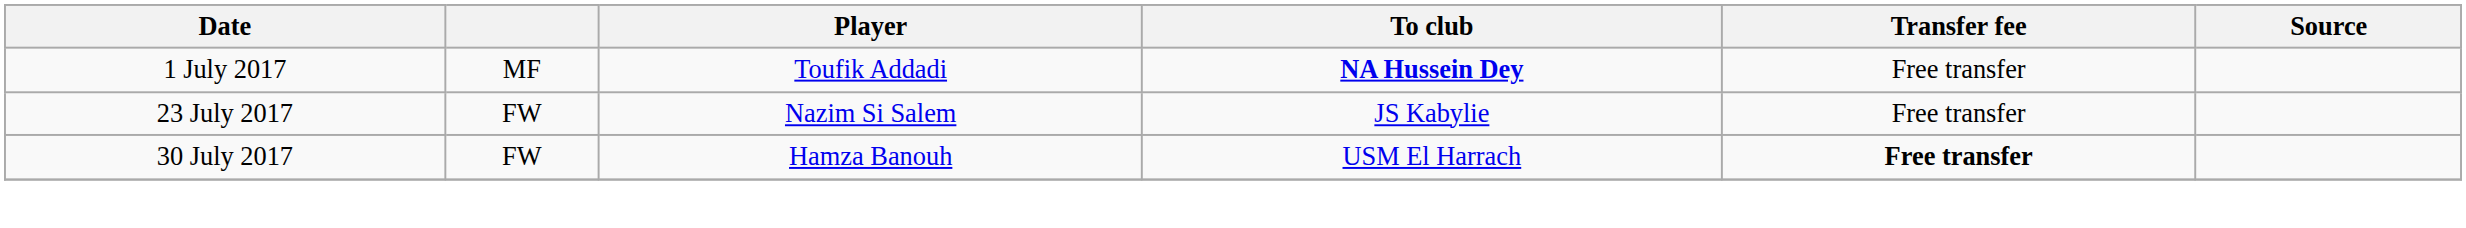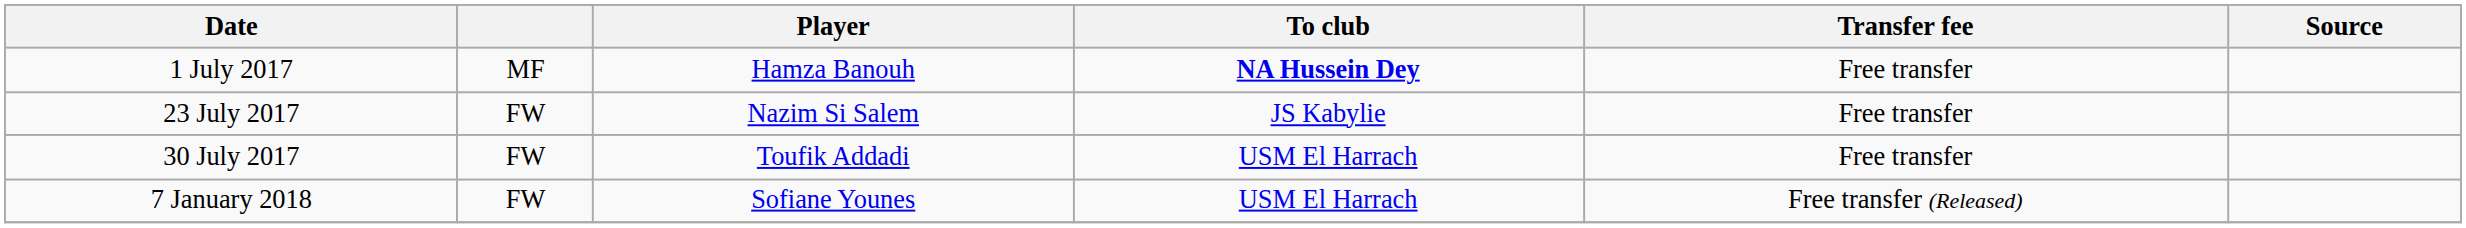(871, 69) Toufik Addadi -> (833, 69) Hamza Banouh
(871, 156) Hamza Banouh -> (833, 156) Toufik Addadi
(1959, 156) bold -> (1905, 156) normal
+ row: (231, 199)
